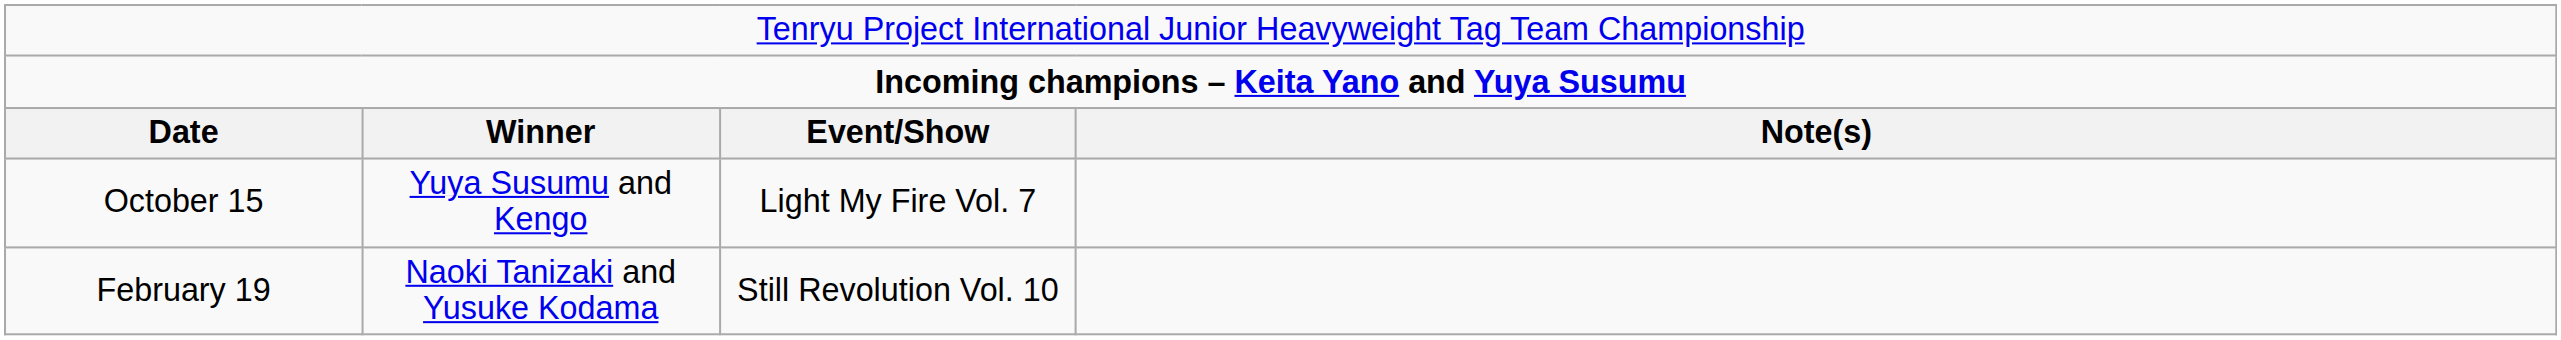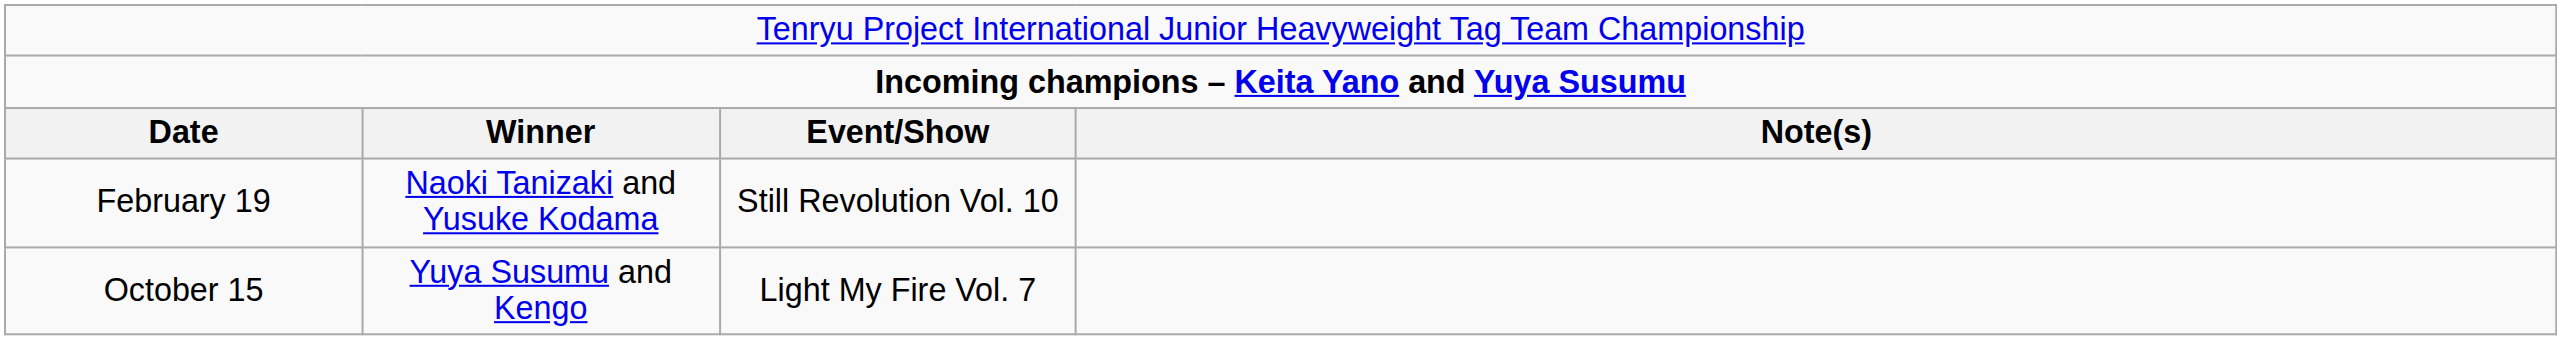rows swapped: (184, 289) <-> (184, 202)
